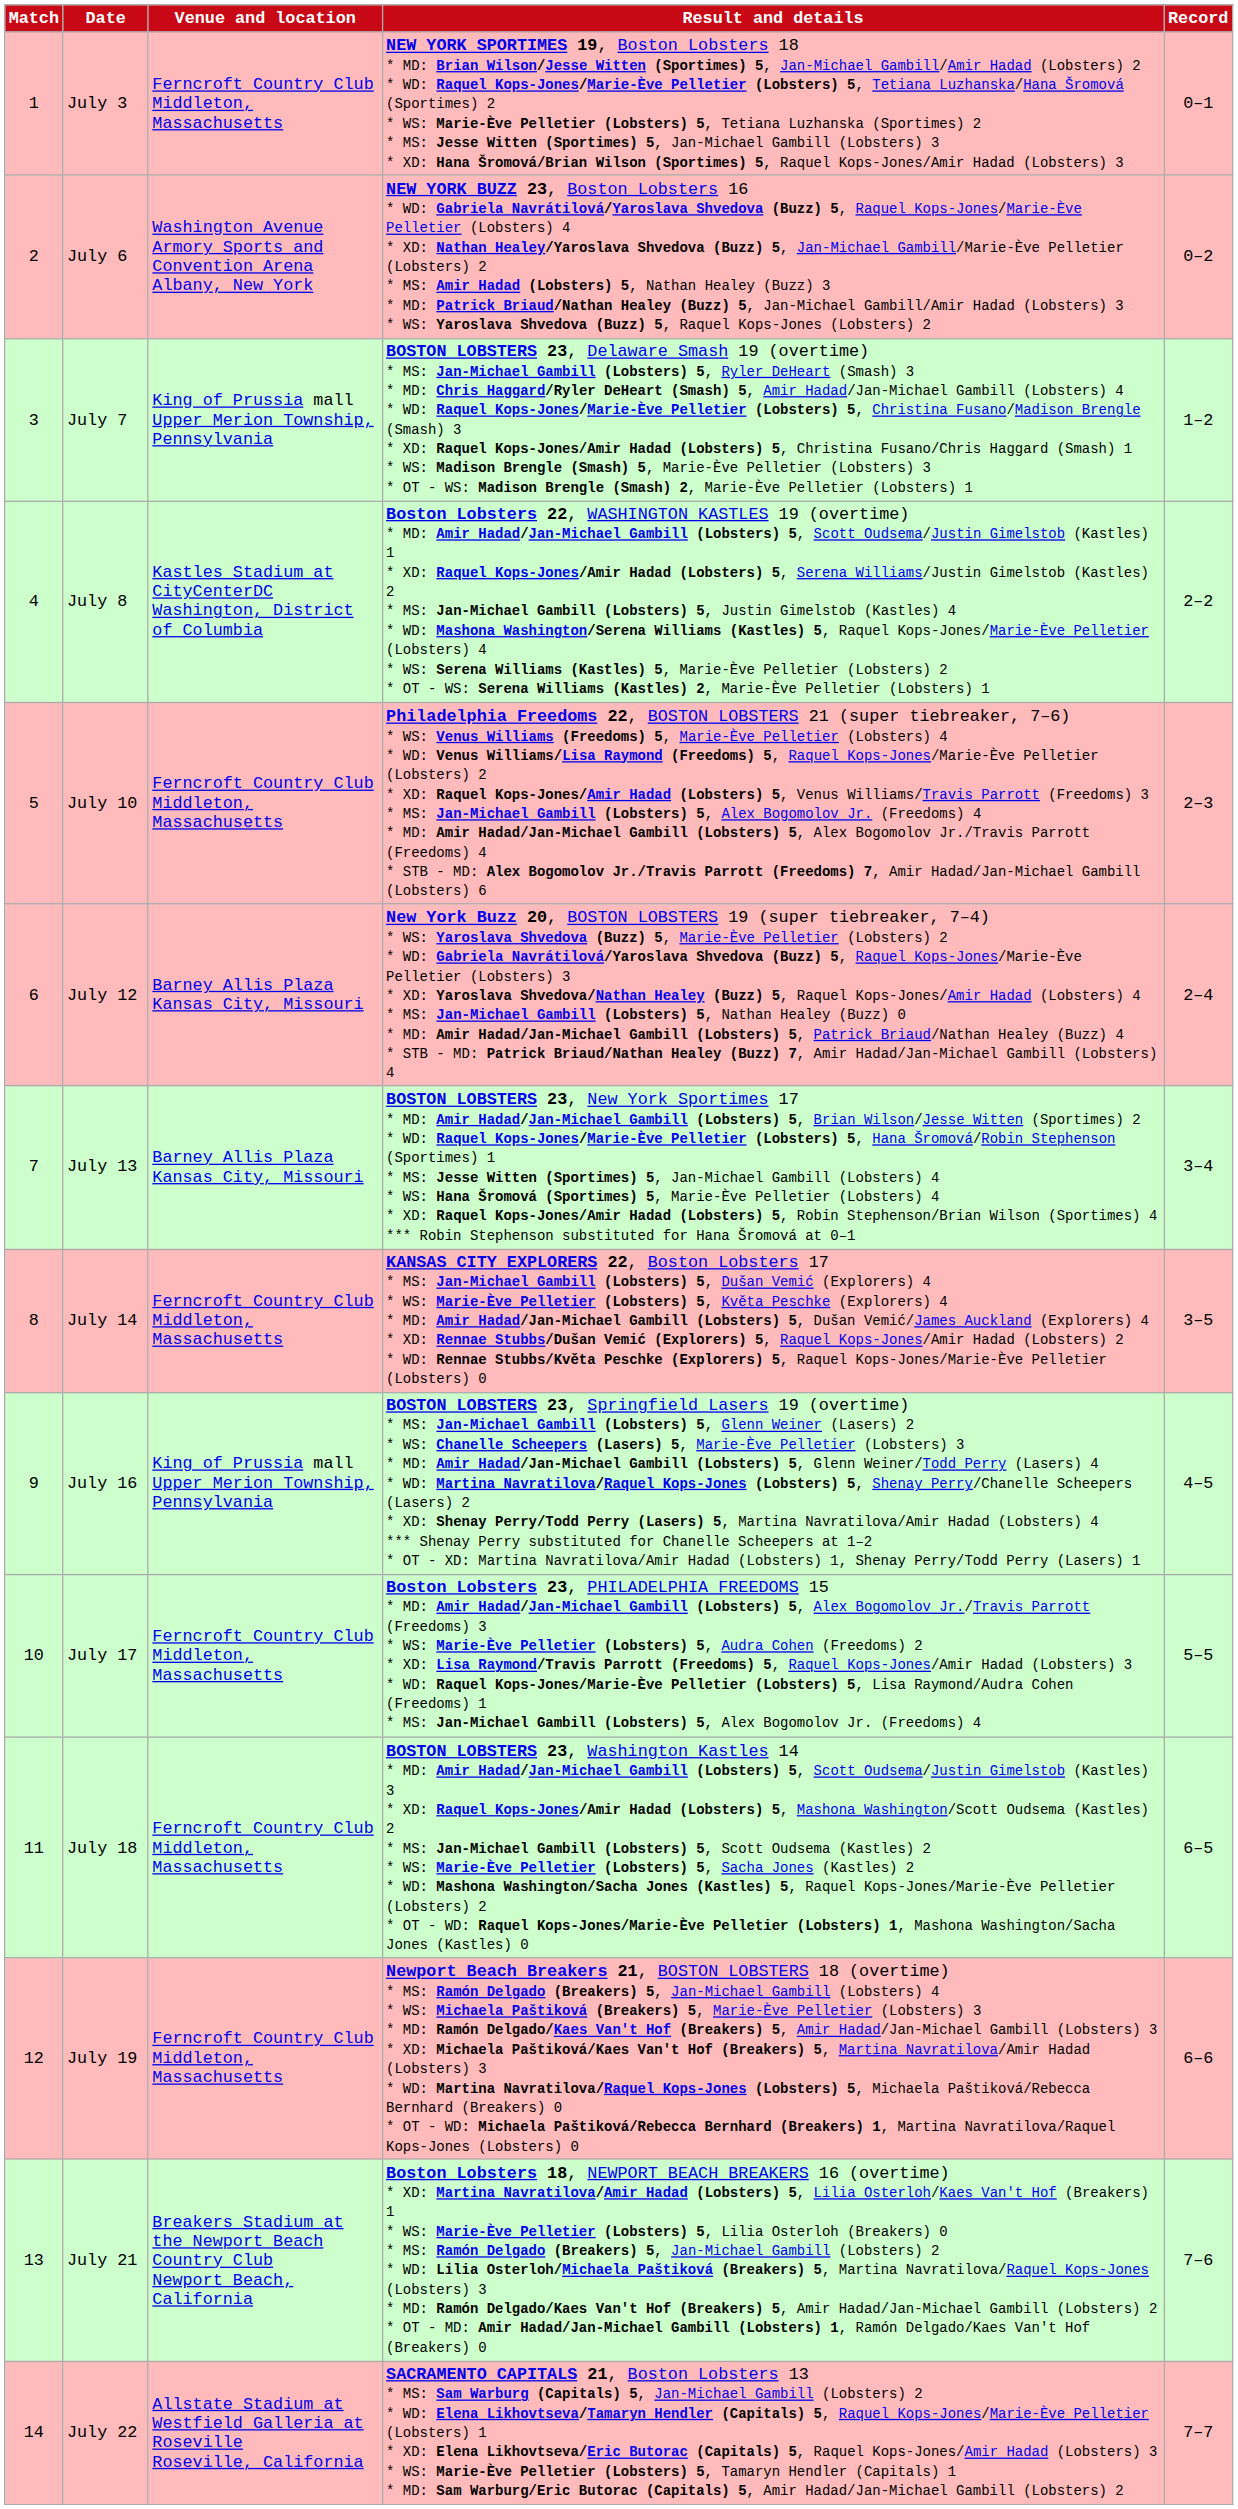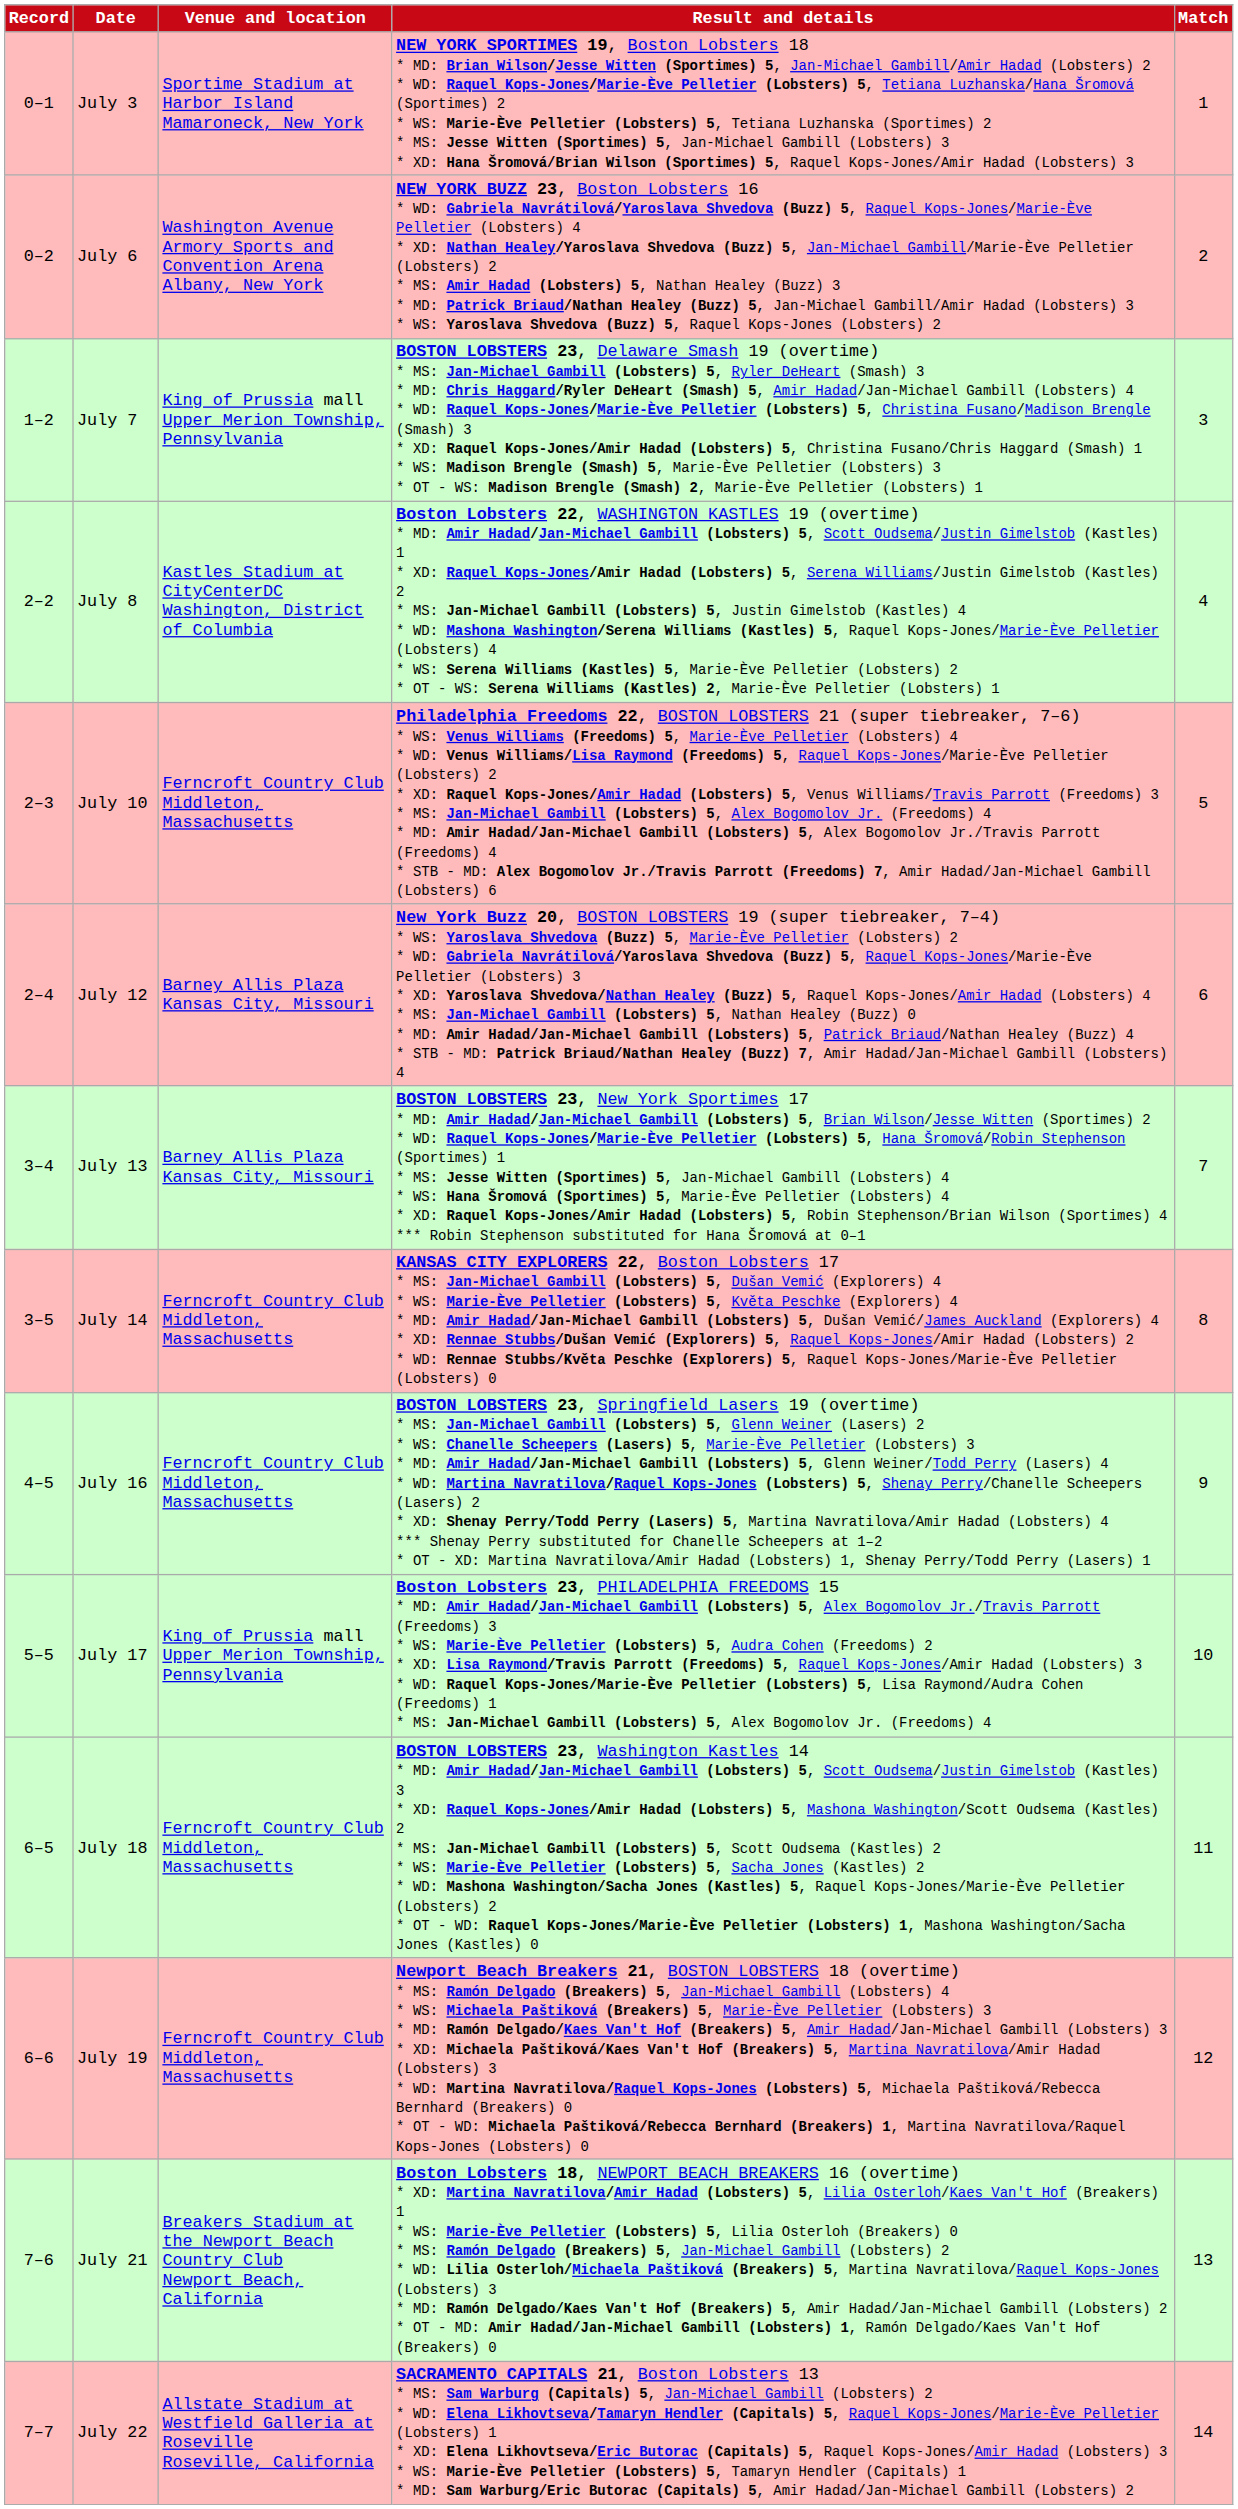columns swapped: (34, 18) <-> (1198, 18)
(263, 104) Ferncroft Country Club Middleton, Massachusetts -> (263, 104) Sportime Stadium at Harbor Island Mamaroneck, New York
(263, 1483) King of Prussia mall Upper Merion Township, Pennsylvania -> (273, 1483) Ferncroft Country Club Middleton, Massachusetts
(263, 1656) Ferncroft Country Club Middleton, Massachusetts -> (273, 1656) King of Prussia mall Upper Merion Township, Pennsylvania
